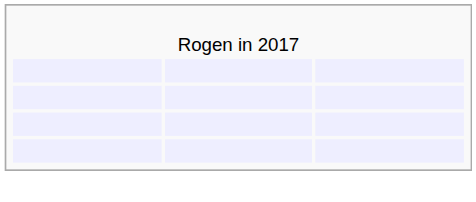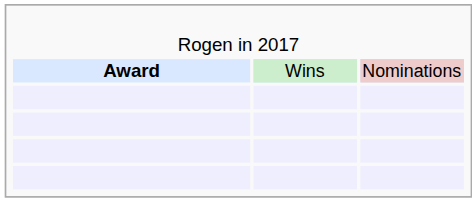+ row: (132, 71)
